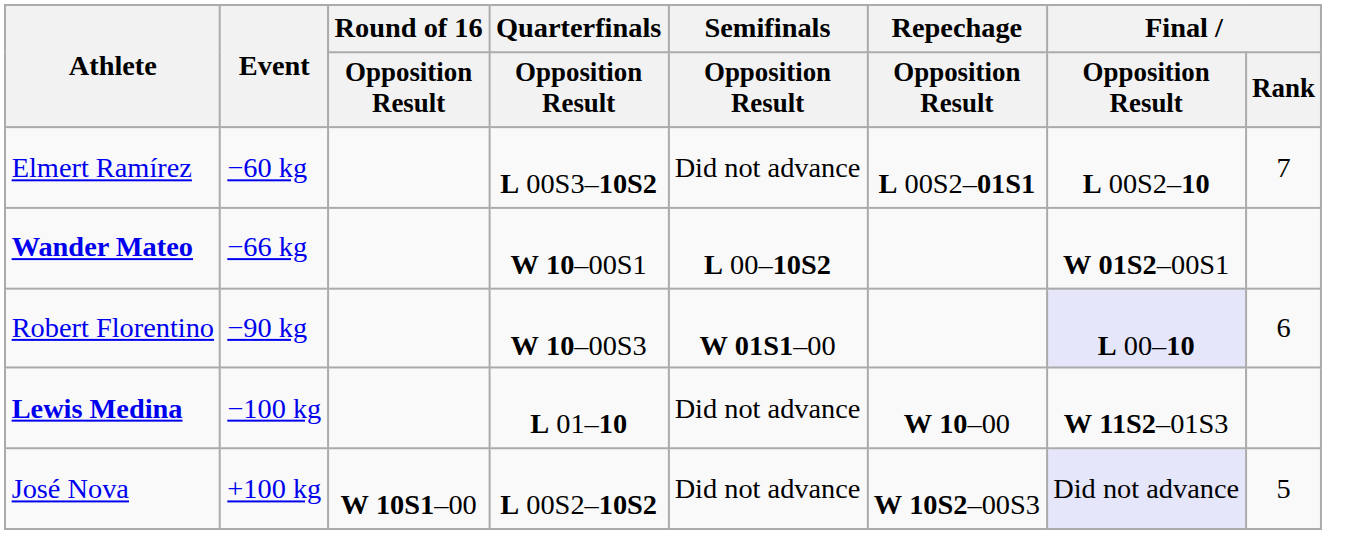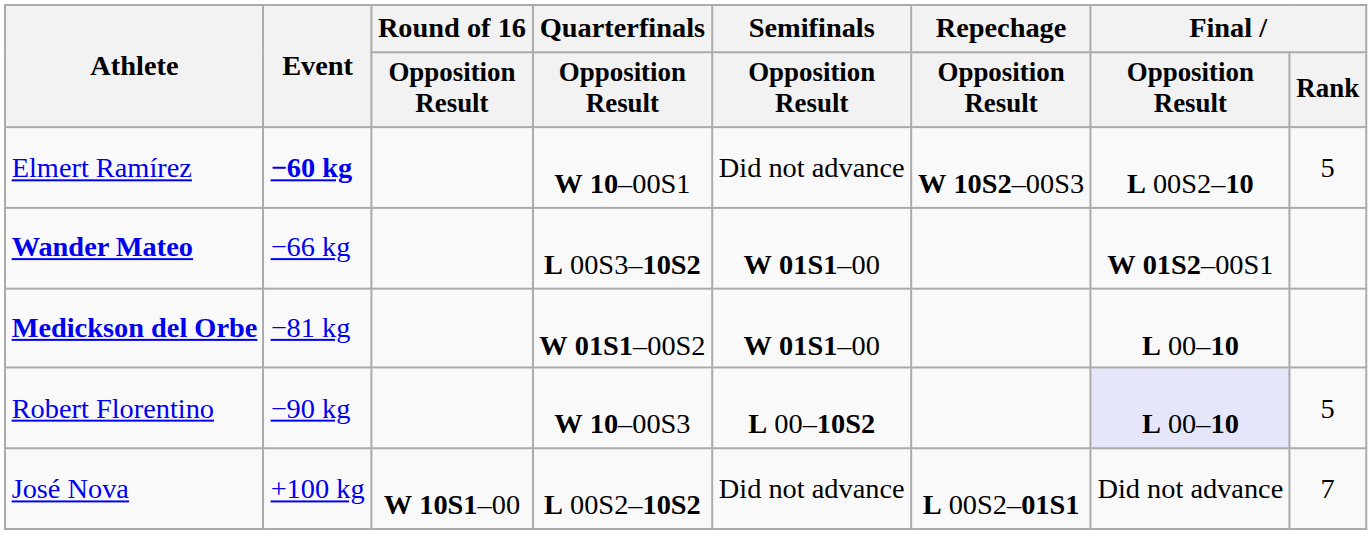(267, 167) normal -> (311, 167) bold
(579, 184) L 00S3–10S2 -> (622, 184) W 10–00S1
(957, 184) L 00S2–01S1 -> (1001, 184) W 10S2–00S3
(1283, 167) 7 -> (1328, 167) 5
(579, 264) W 10–00S1 -> (622, 264) L 00S3–10S2
(768, 264) L 00–10S2 -> (812, 264) W 01S1–00
+ row: (134, 328)
(768, 344) W 01S1–00 -> (812, 425) L 00–10S2
(1283, 328) 6 -> (1328, 408) 5
- row: (97, 408)
(957, 505) W 10S2–00S3 -> (1001, 505) L 00S2–01S1
(1146, 488) lavender background -> (1190, 488) no background
(1283, 488) 5 -> (1328, 488) 7
